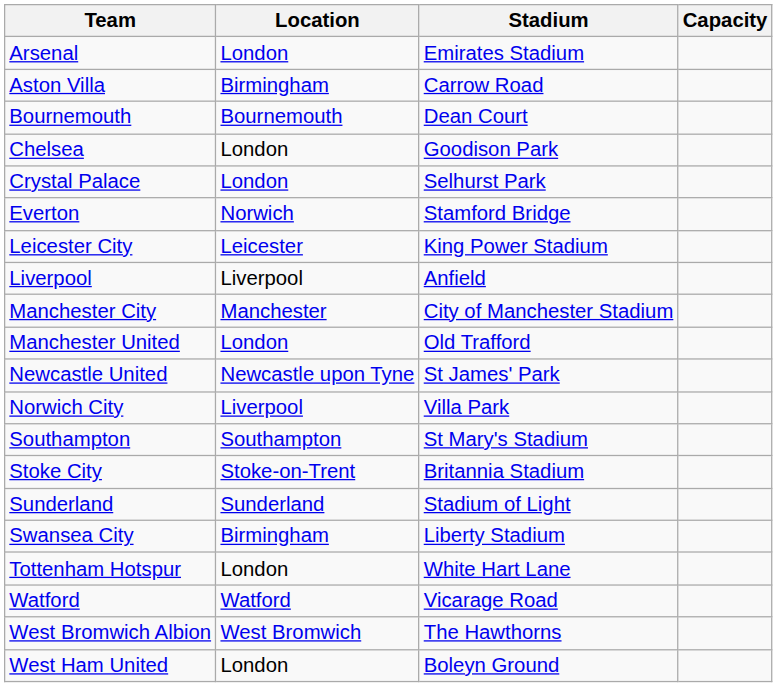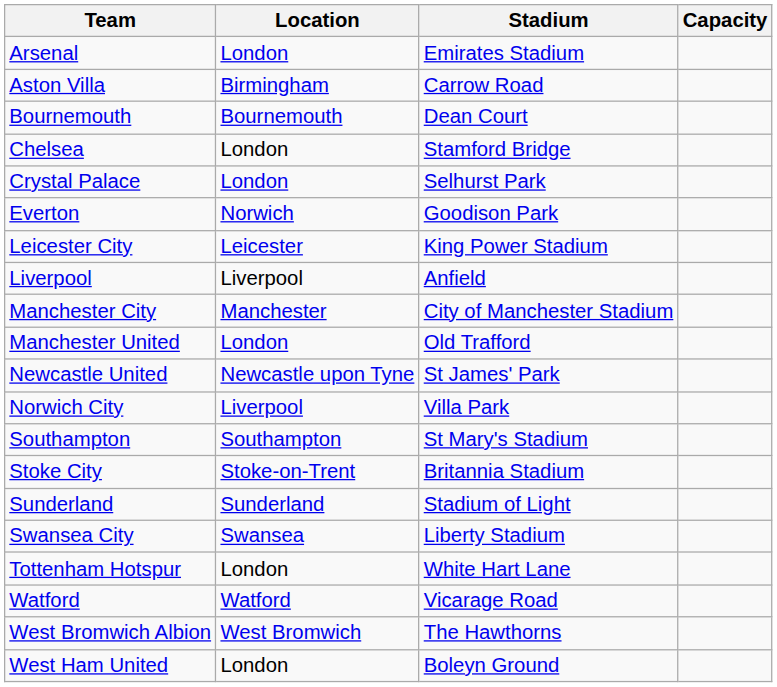(491, 149) Goodison Park -> (497, 149) Stamford Bridge
(497, 213) Stamford Bridge -> (491, 213) Goodison Park
(275, 536) Birmingham -> (262, 536) Swansea
